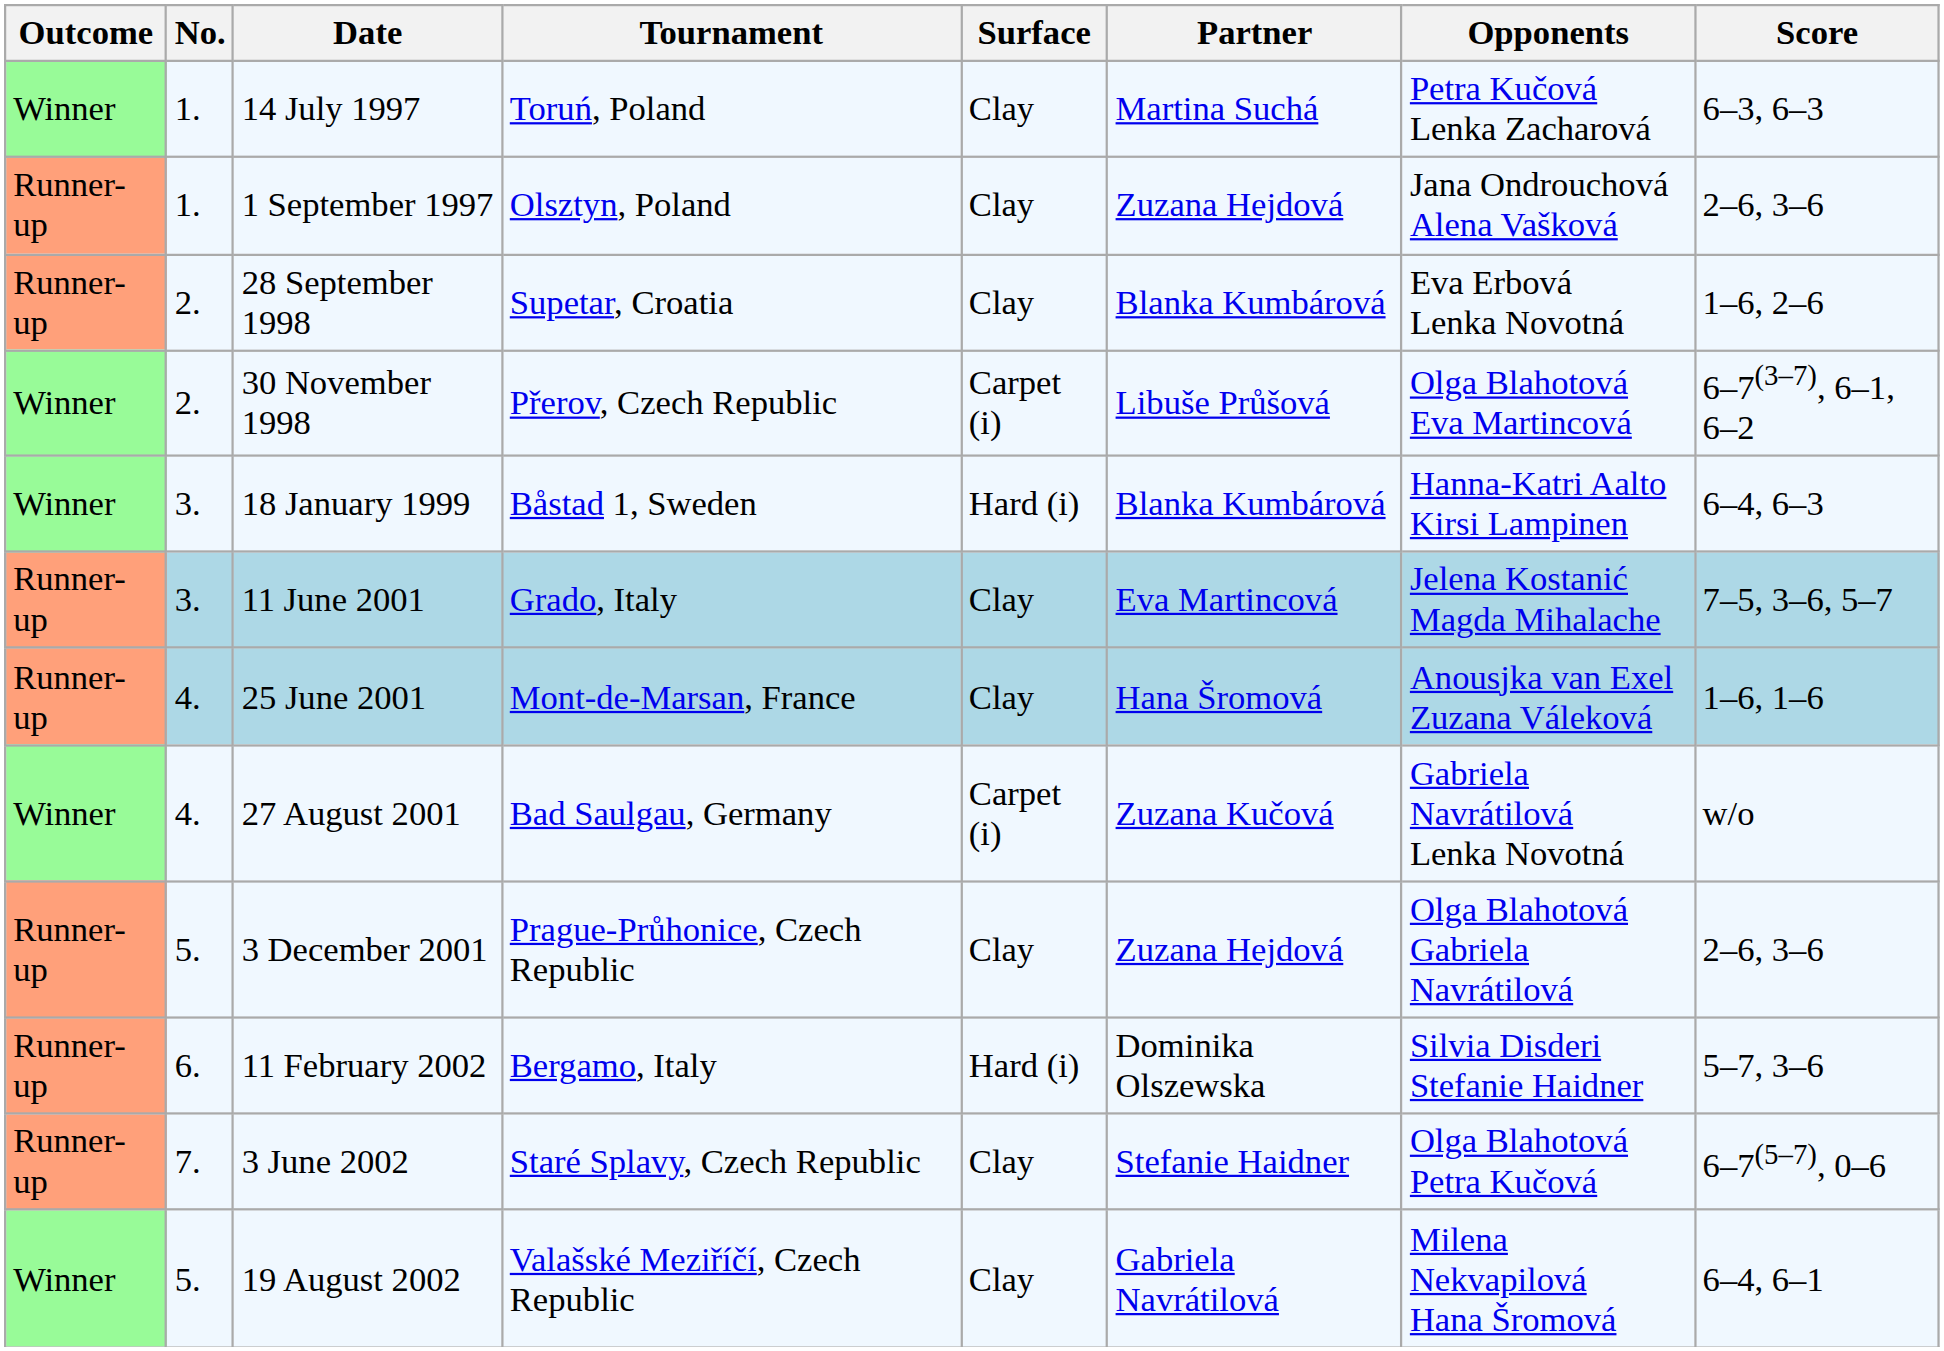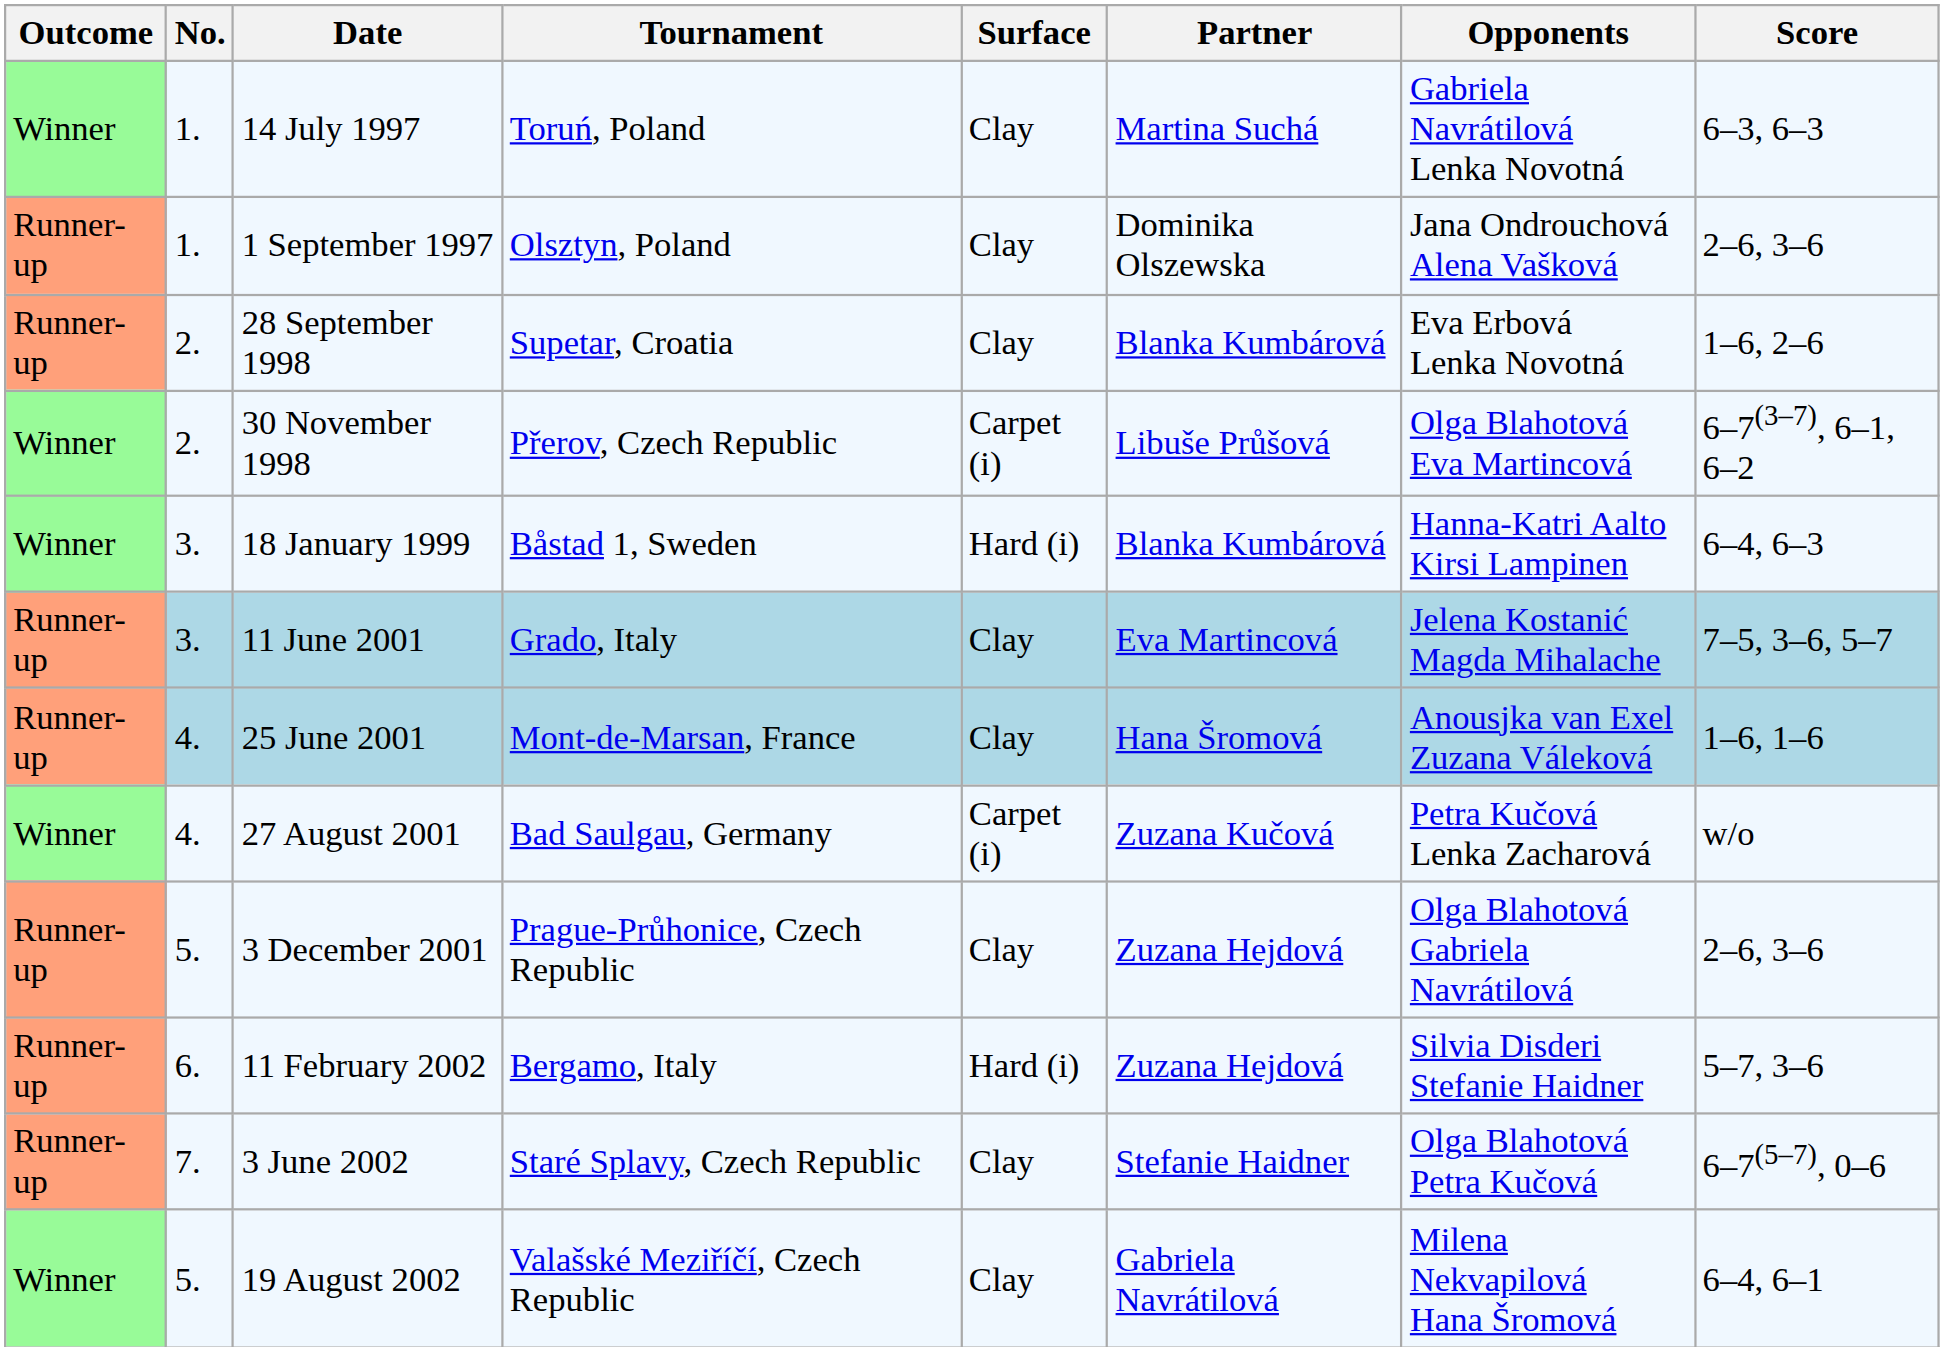(1530, 108) Petra Kučová Lenka Zacharová -> (1517, 128) Gabriela Navrátilová Lenka Novotná
(1229, 204) Zuzana Hejdová -> (1191, 244) Dominika Olszewska
(1517, 811) Gabriela Navrátilová Lenka Novotná -> (1530, 831) Petra Kučová Lenka Zacharová
(1191, 1064) Dominika Olszewska -> (1229, 1064) Zuzana Hejdová
